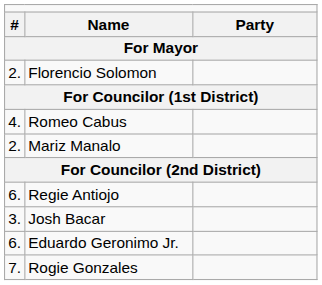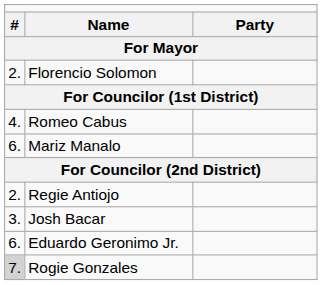(15, 146) 2. -> (15, 146) 6.
(15, 195) 6. -> (15, 195) 2.
(15, 268) no background -> (15, 268) lightgrey background
